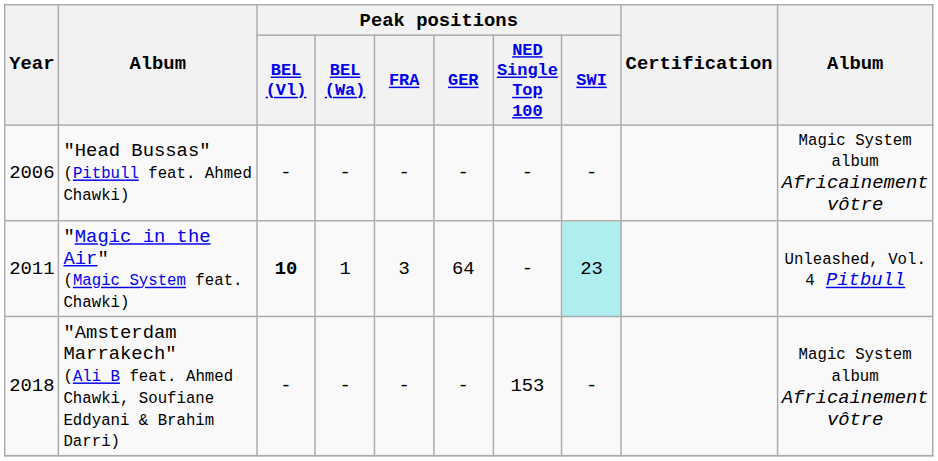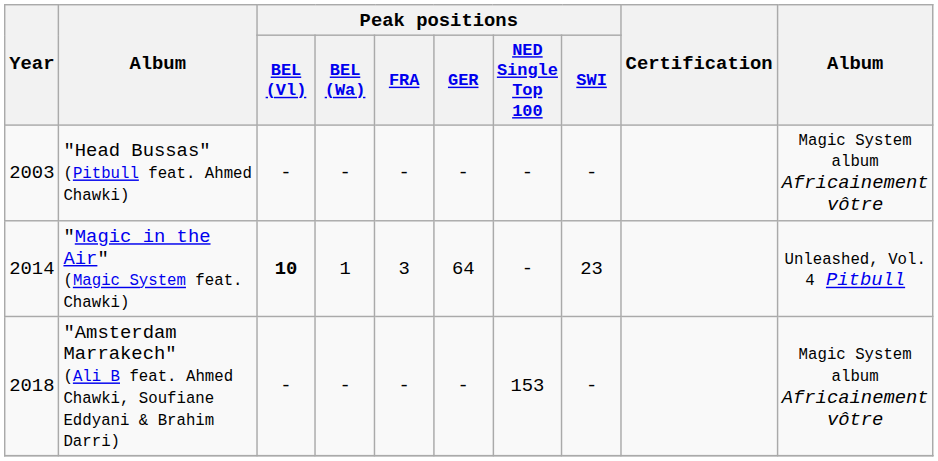(32, 173) 2006 -> (32, 173) 2003
(32, 269) 2011 -> (32, 269) 2014
(592, 269) paleturquoise background -> (592, 269) no background
